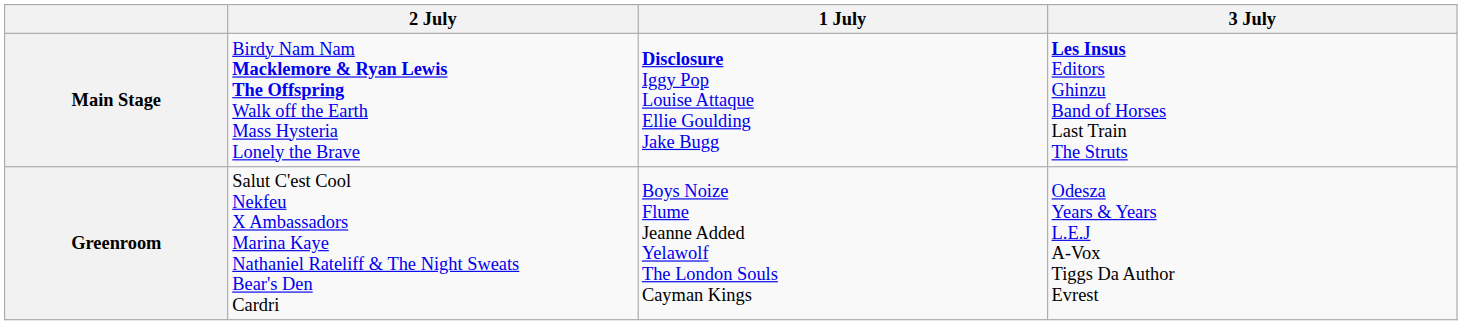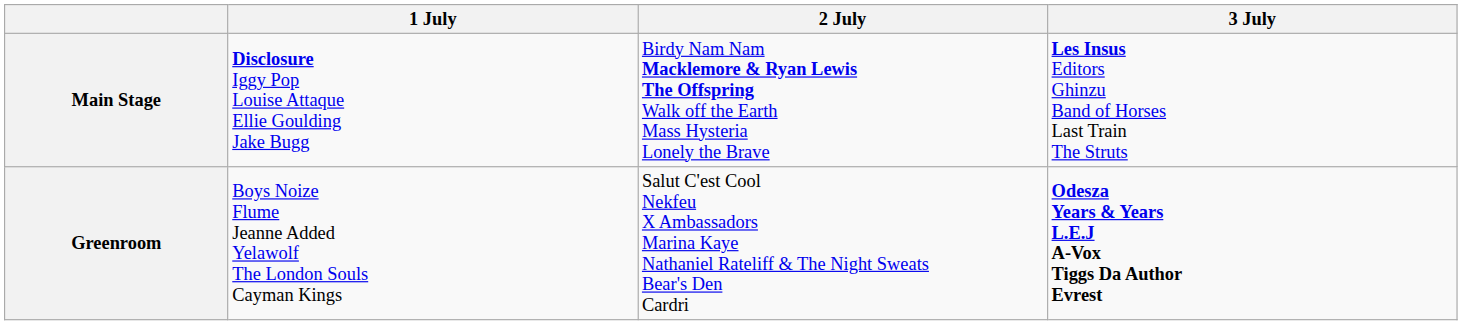columns swapped: (843, 19) <-> (433, 19)
(1113, 243) normal -> (1117, 243) bold
